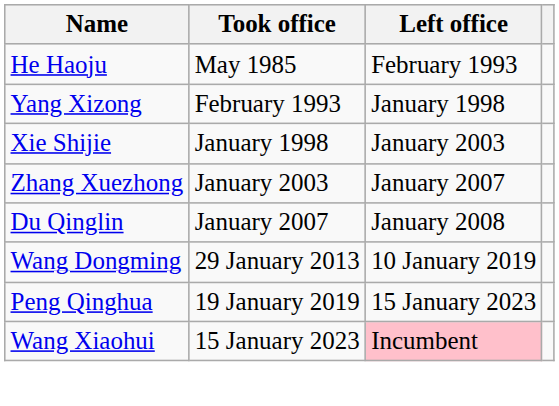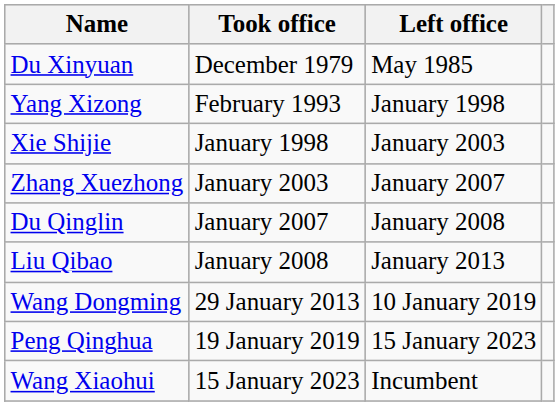+ row: (72, 63)
- row: (59, 63)
+ row: (61, 261)
(425, 340) pink background -> (425, 380) no background
